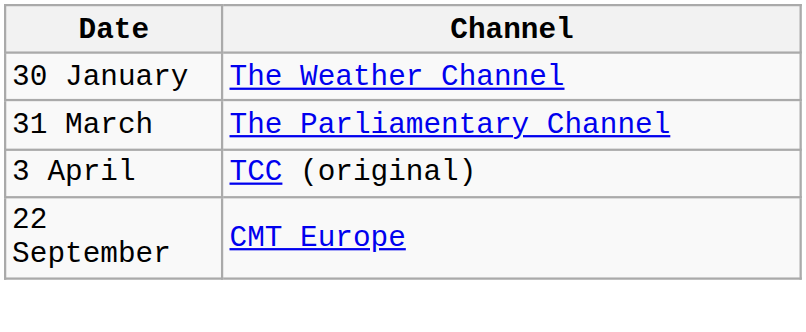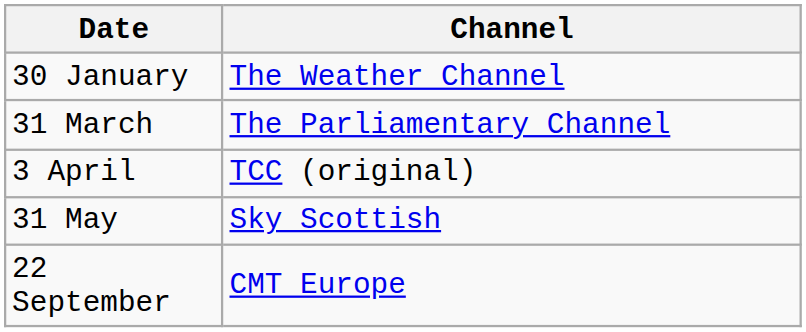+ row: (65, 221)
